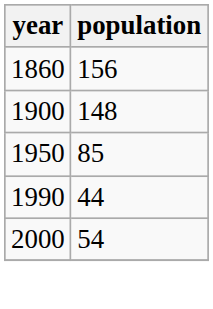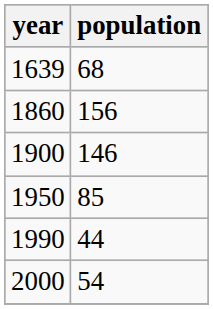+ row: (38, 68)
(97, 111) 148 -> (97, 153) 146
